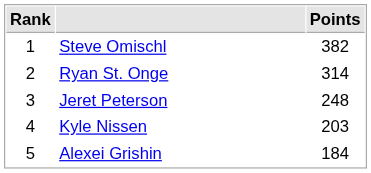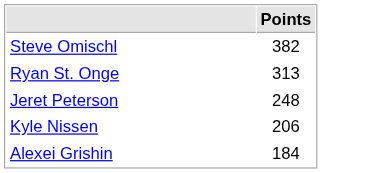- column: (30, 19)
(335, 74) 314 -> (286, 74) 313
(335, 127) 203 -> (286, 127) 206
